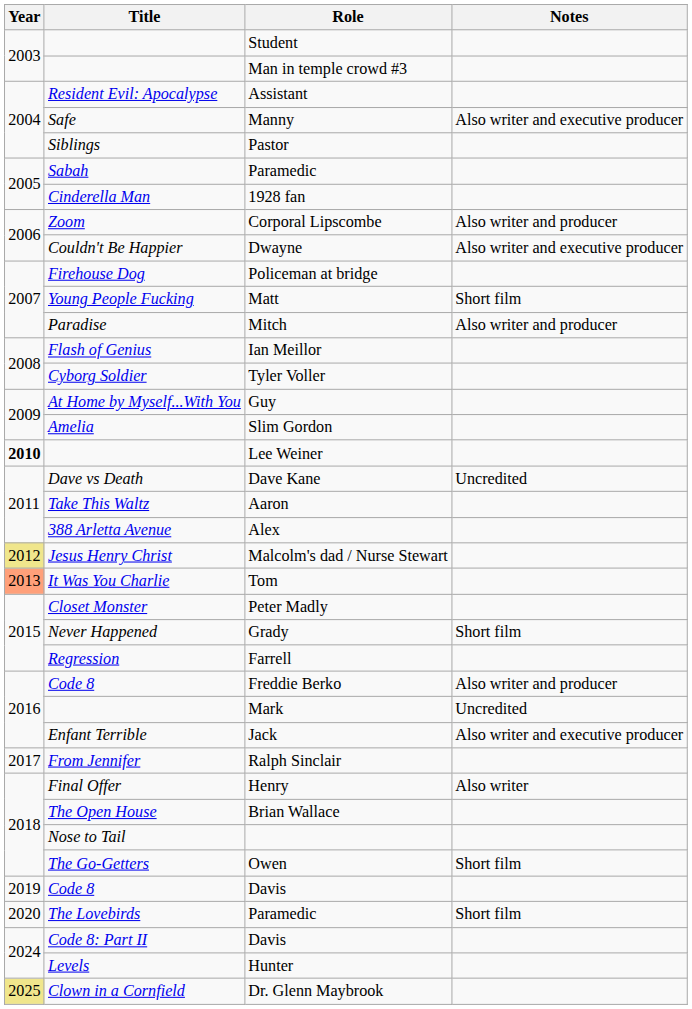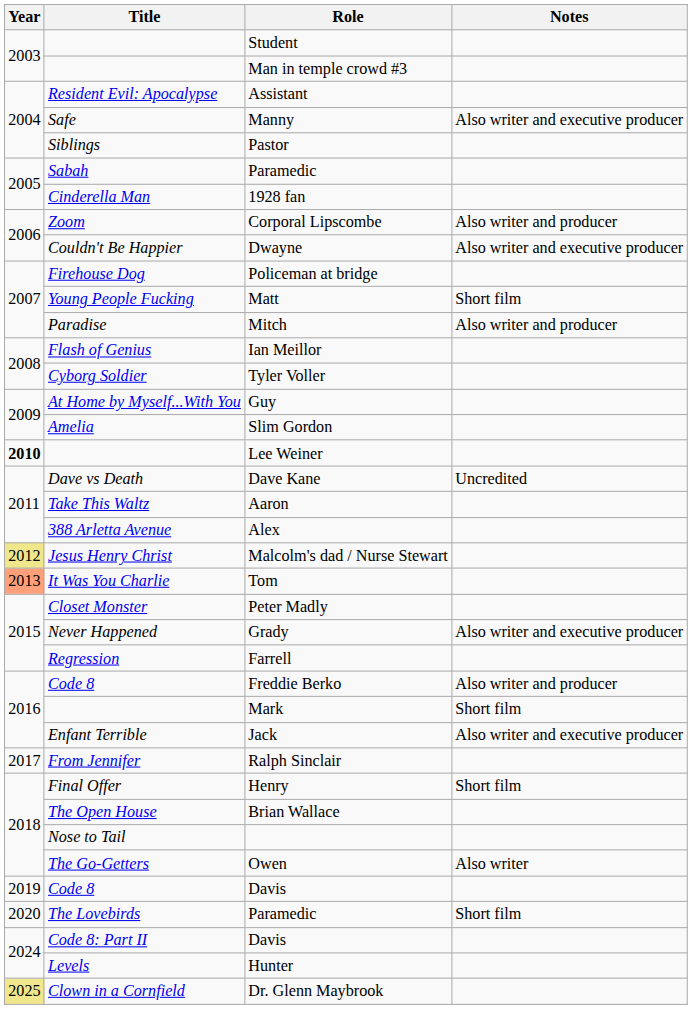(488, 632) Short film -> (569, 632) Also writer and executive producer
(491, 709) Uncredited -> (488, 709) Short film
(492, 786) Also writer -> (488, 786) Short film
(488, 863) Short film -> (492, 863) Also writer
